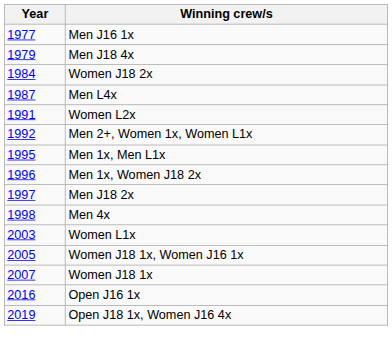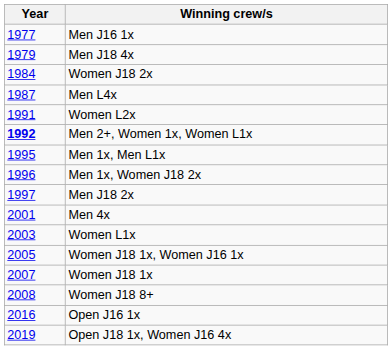(21, 134) normal -> (21, 134) bold
(21, 214) 1998 -> (21, 214) 2001
+ row: (111, 295)
